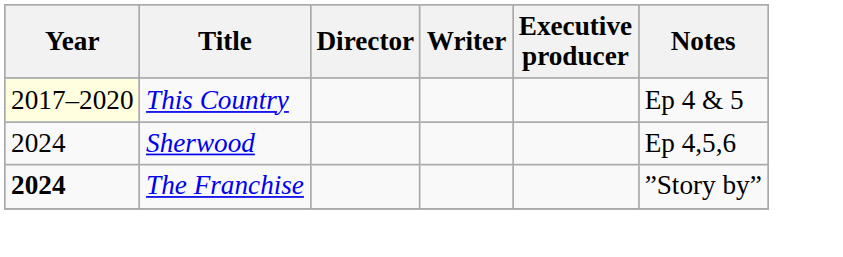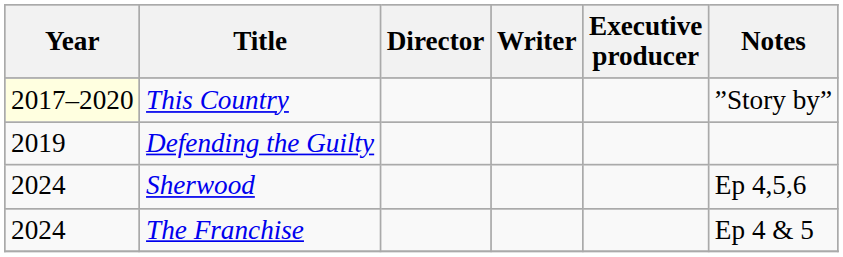(694, 99) Ep 4 & 5 -> (773, 99) ”Story by”
+ row: (260, 142)
(38, 186) bold -> (38, 229) normal
(703, 186) ”Story by” -> (764, 229) Ep 4 & 5
